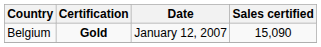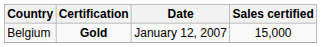(273, 33) 15,090 -> (273, 33) 15,000
